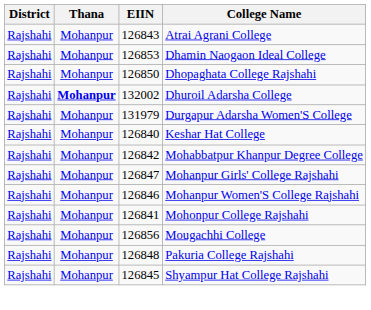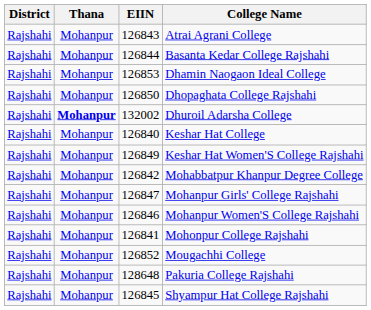+ row: (247, 54)
- row: (258, 114)
+ row: (264, 154)
(140, 235) 126856 -> (140, 255) 126852
(140, 255) 126848 -> (140, 275) 128648
